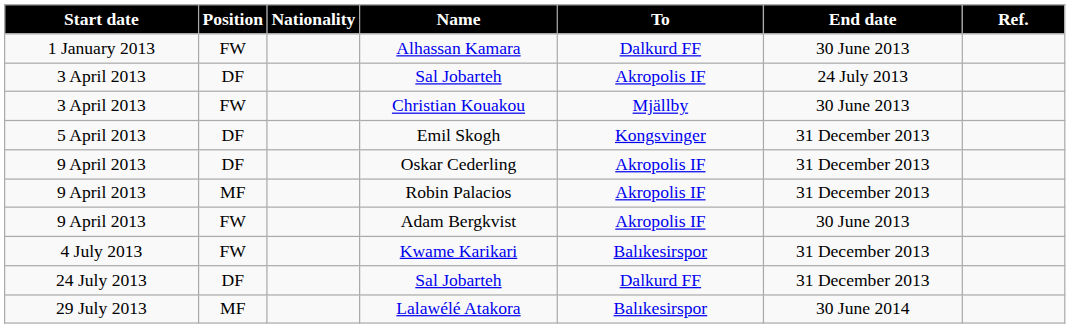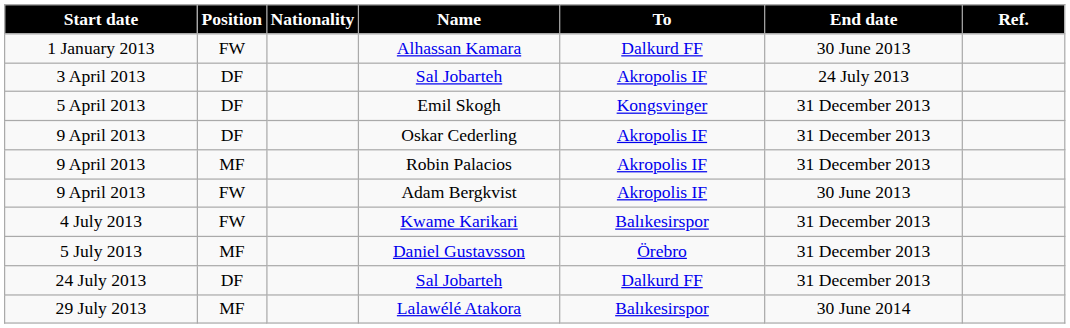- row: (101, 106)
+ row: (101, 251)
